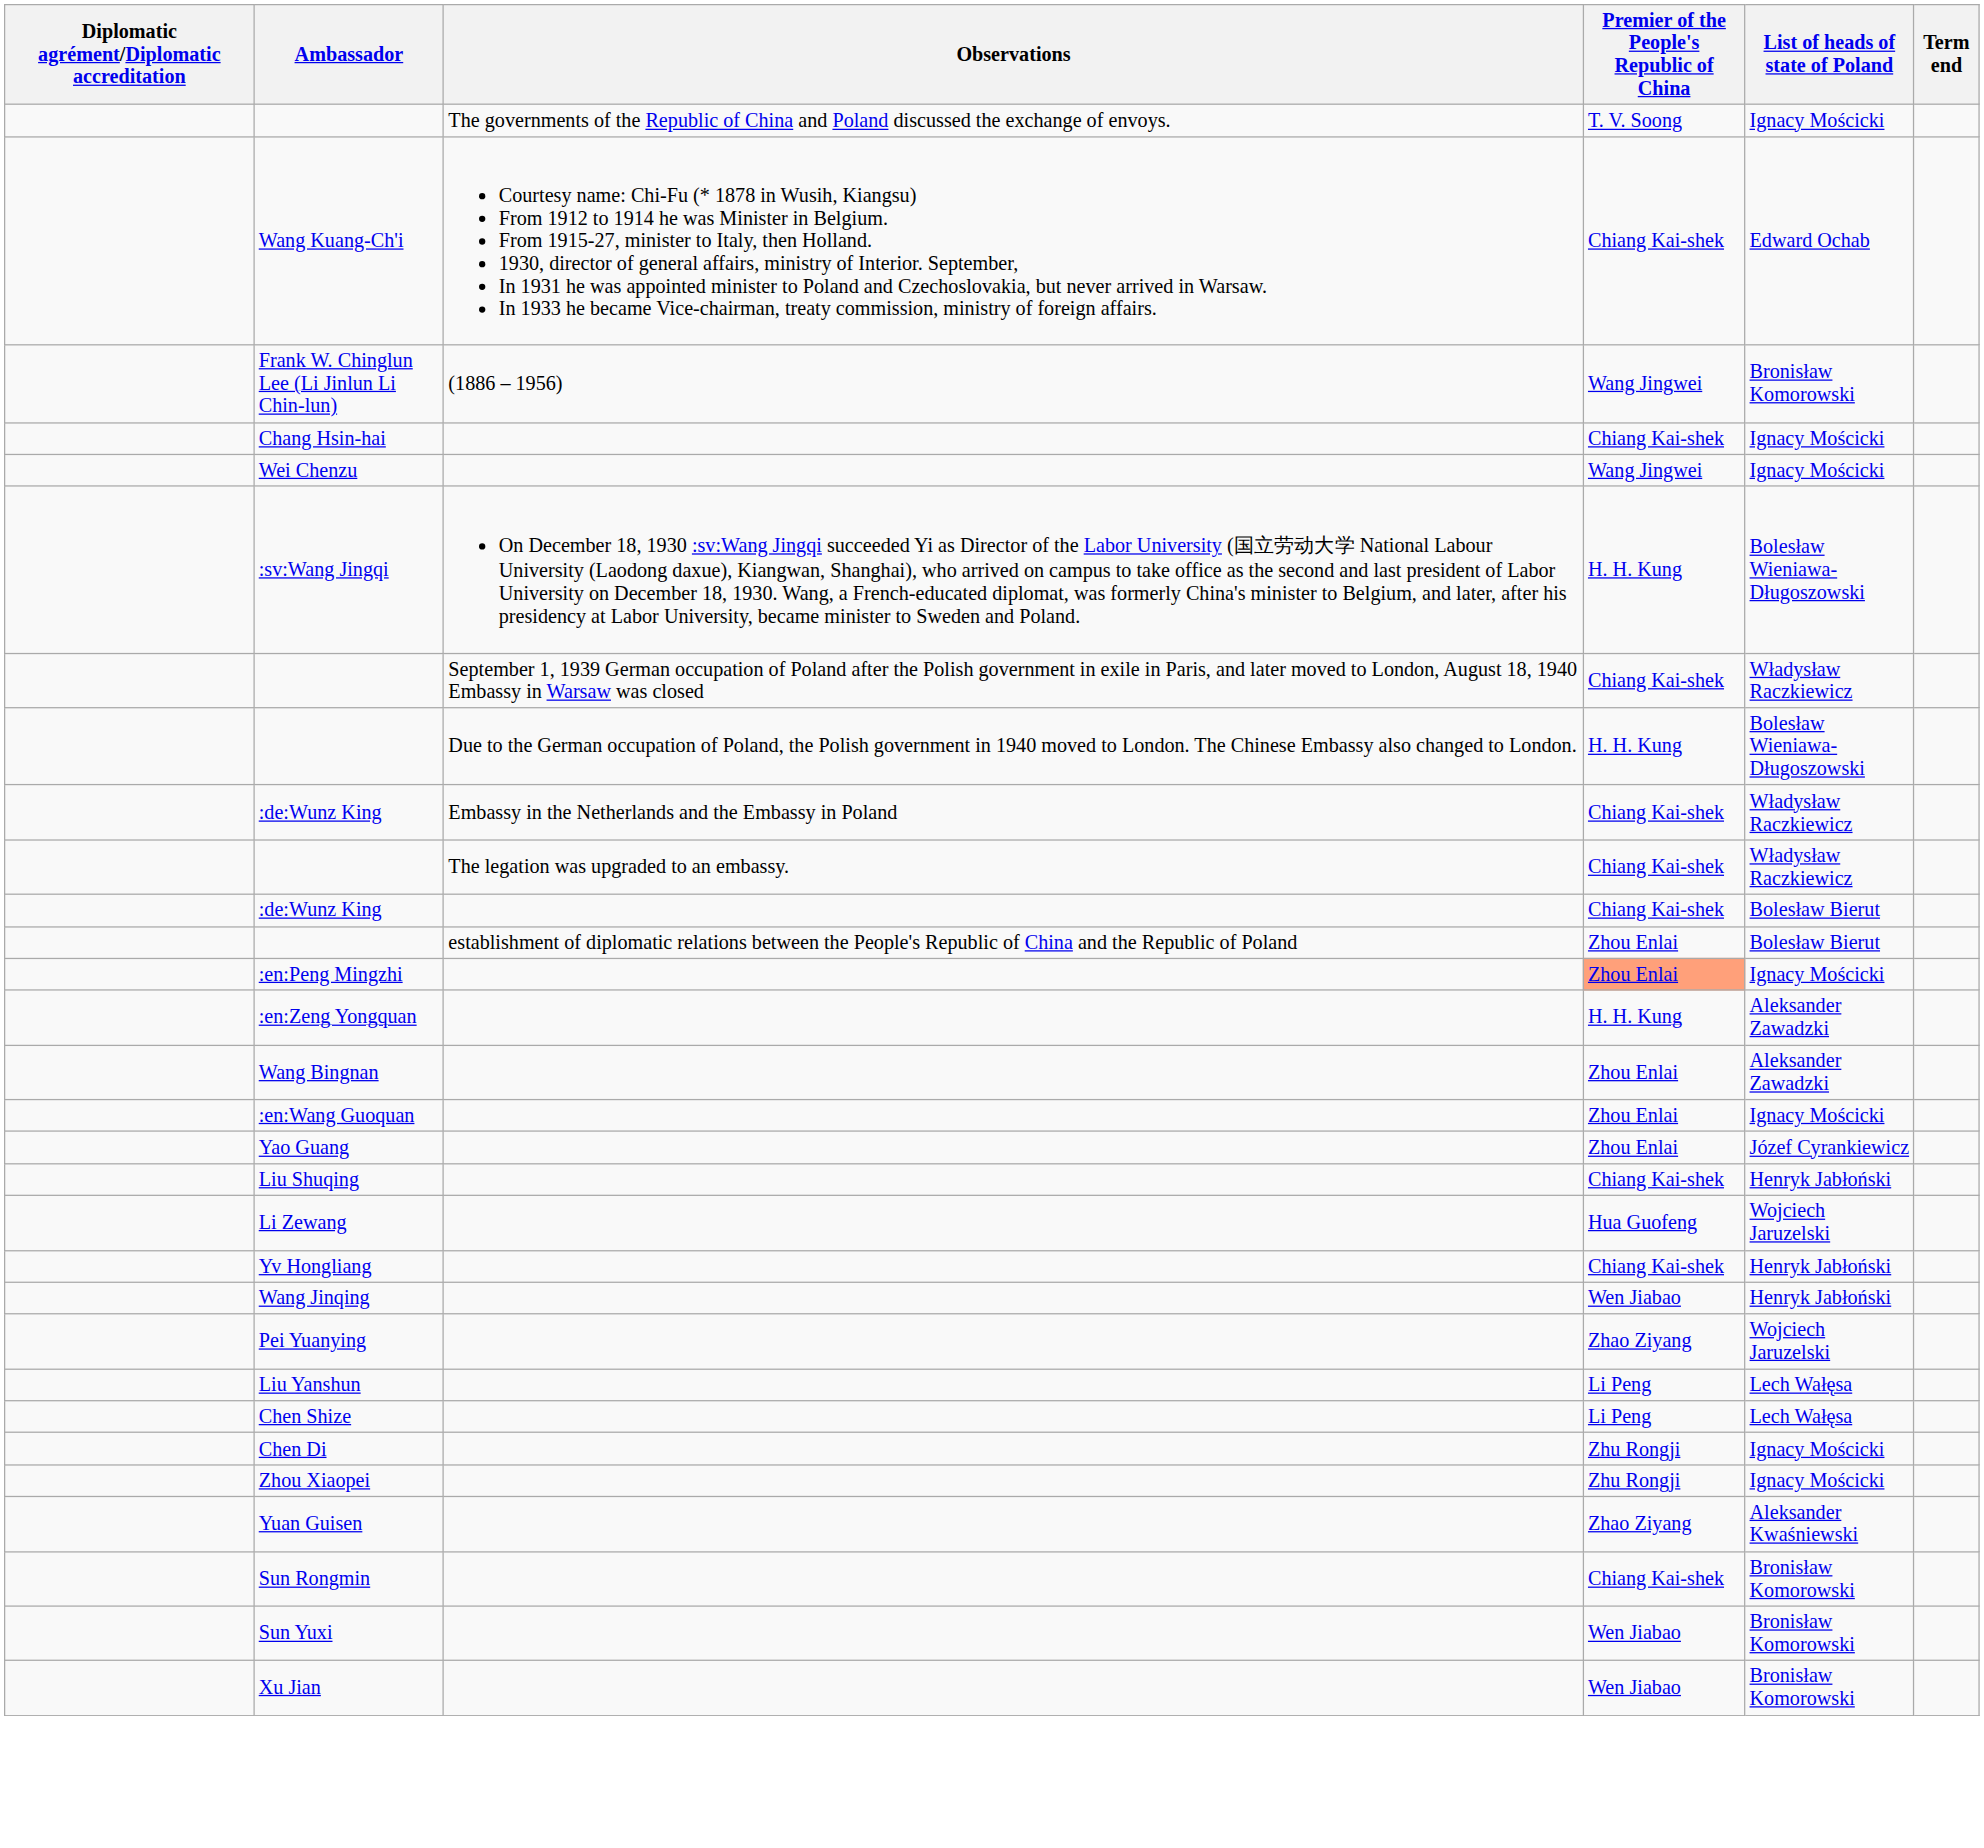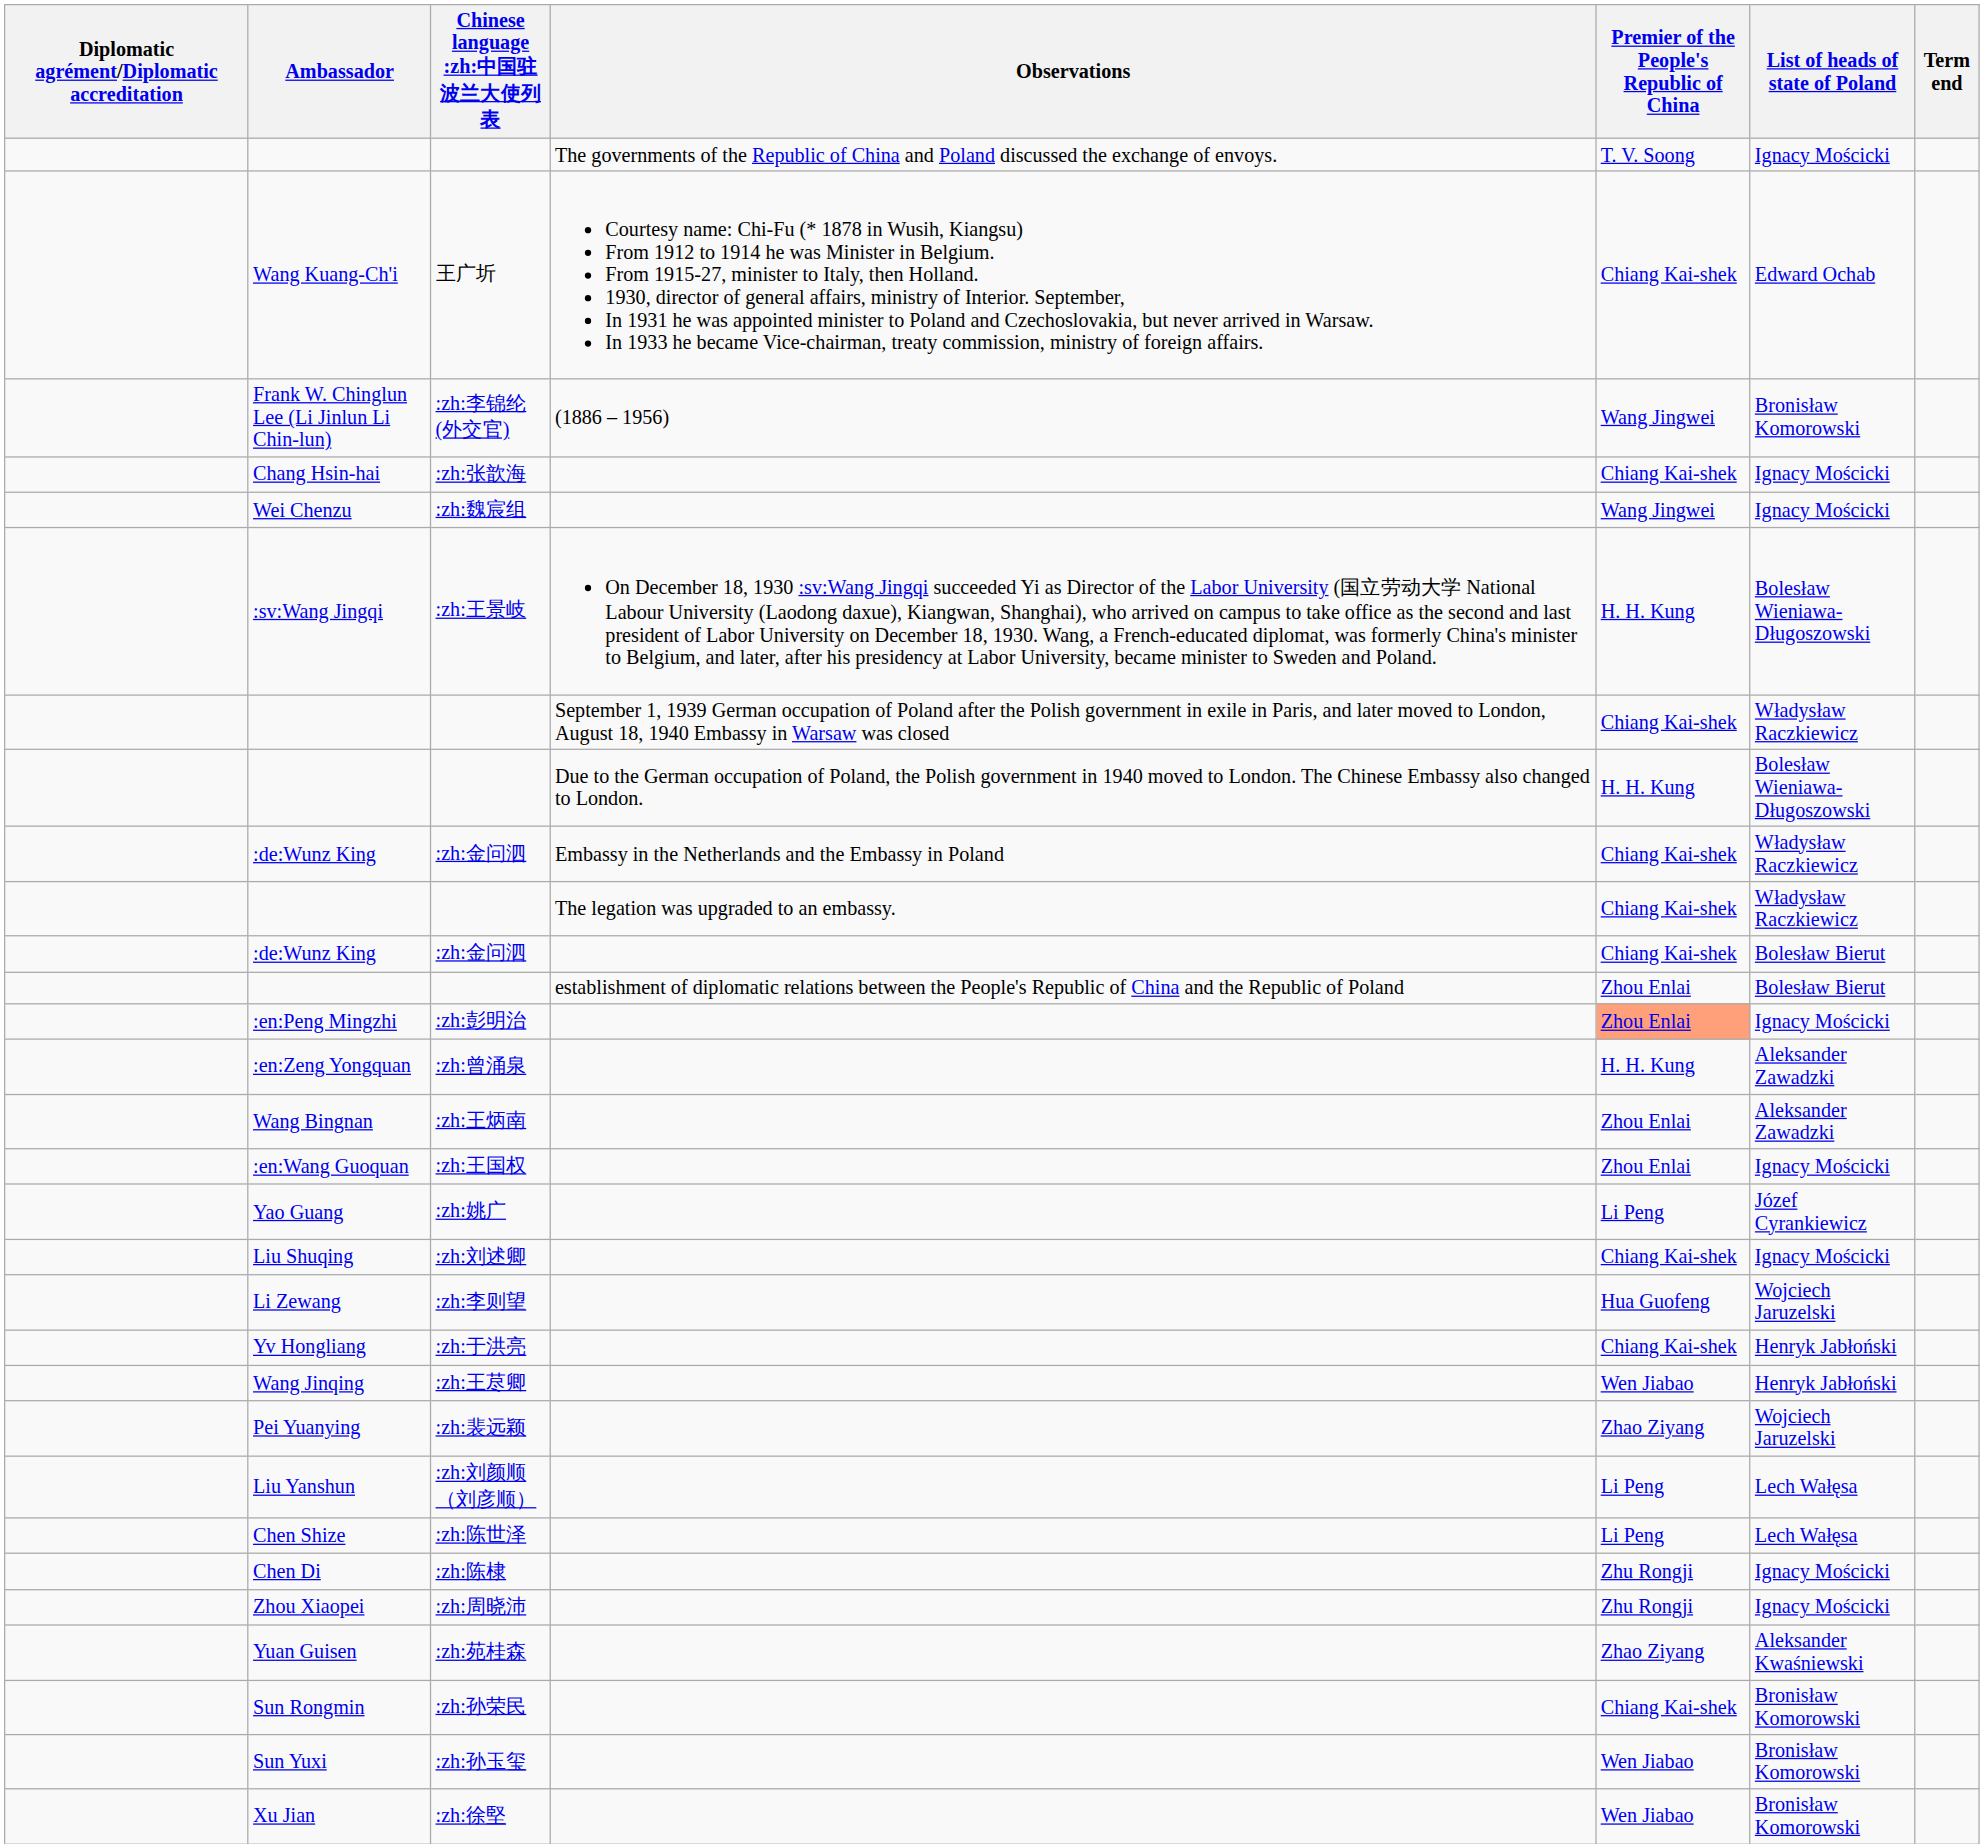+ column: (491, 70)
(1633, 1147) Zhou Enlai -> (1632, 1211) Li Peng
(1820, 1179) Henryk Jabłoński -> (1822, 1256) Ignacy Mościcki
